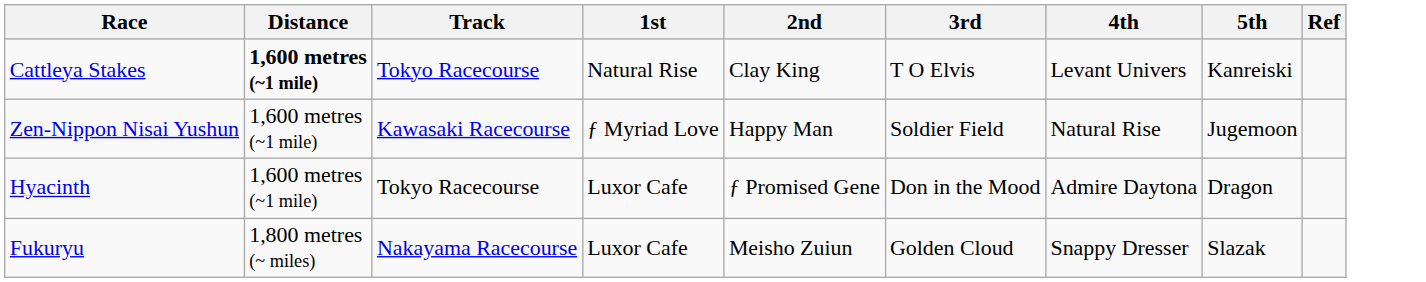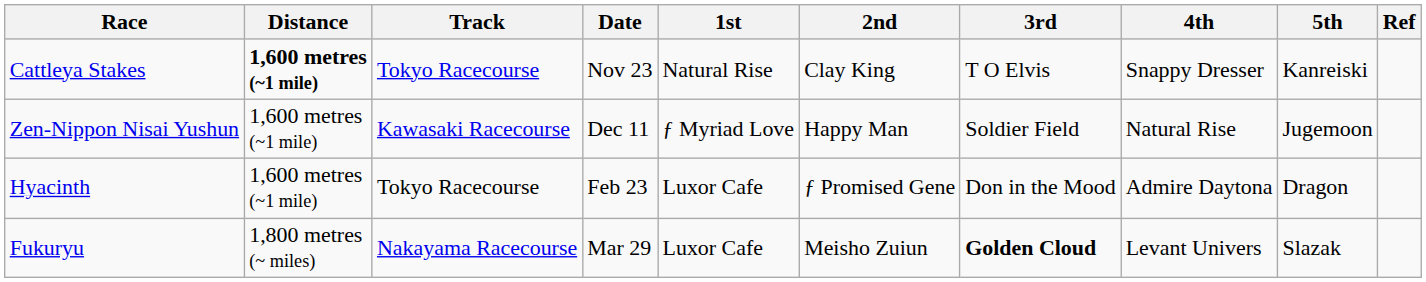+ column: (620, 21)
(1118, 68) Levant Univers -> (1195, 68) Snappy Dresser
(952, 247) normal -> (1031, 247) bold
(1120, 247) Snappy Dresser -> (1194, 247) Levant Univers
